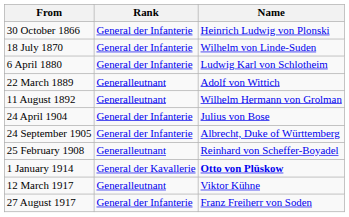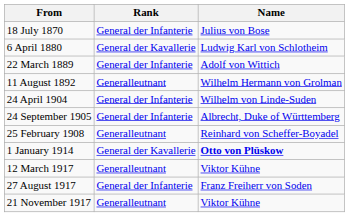- row: (43, 30)
(258, 47) Wilhelm von Linde-Suden -> (235, 30) Julius von Bose
(144, 64) General der Infanterie -> (146, 47) General der Kavallerie
(131, 82) Generalleutnant -> (144, 64) General der Infanterie
(235, 116) Julius von Bose -> (258, 99) Wilhelm von Linde-Suden
+ row: (49, 202)
